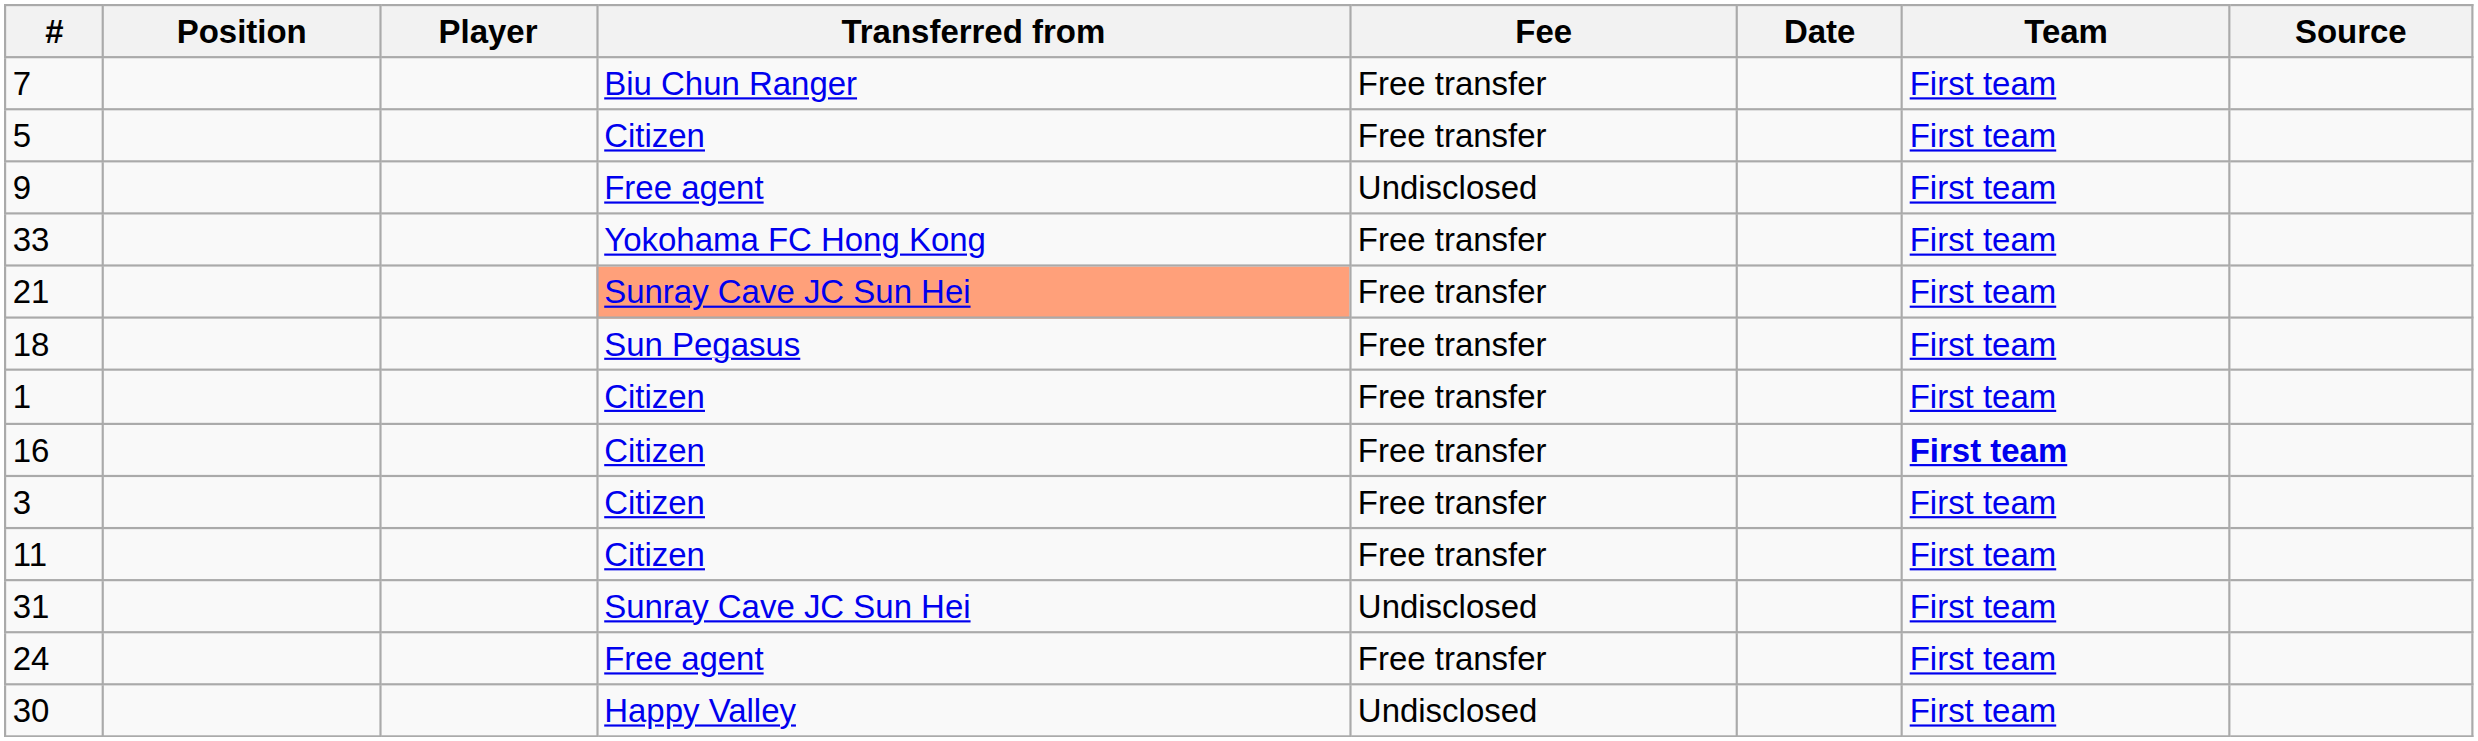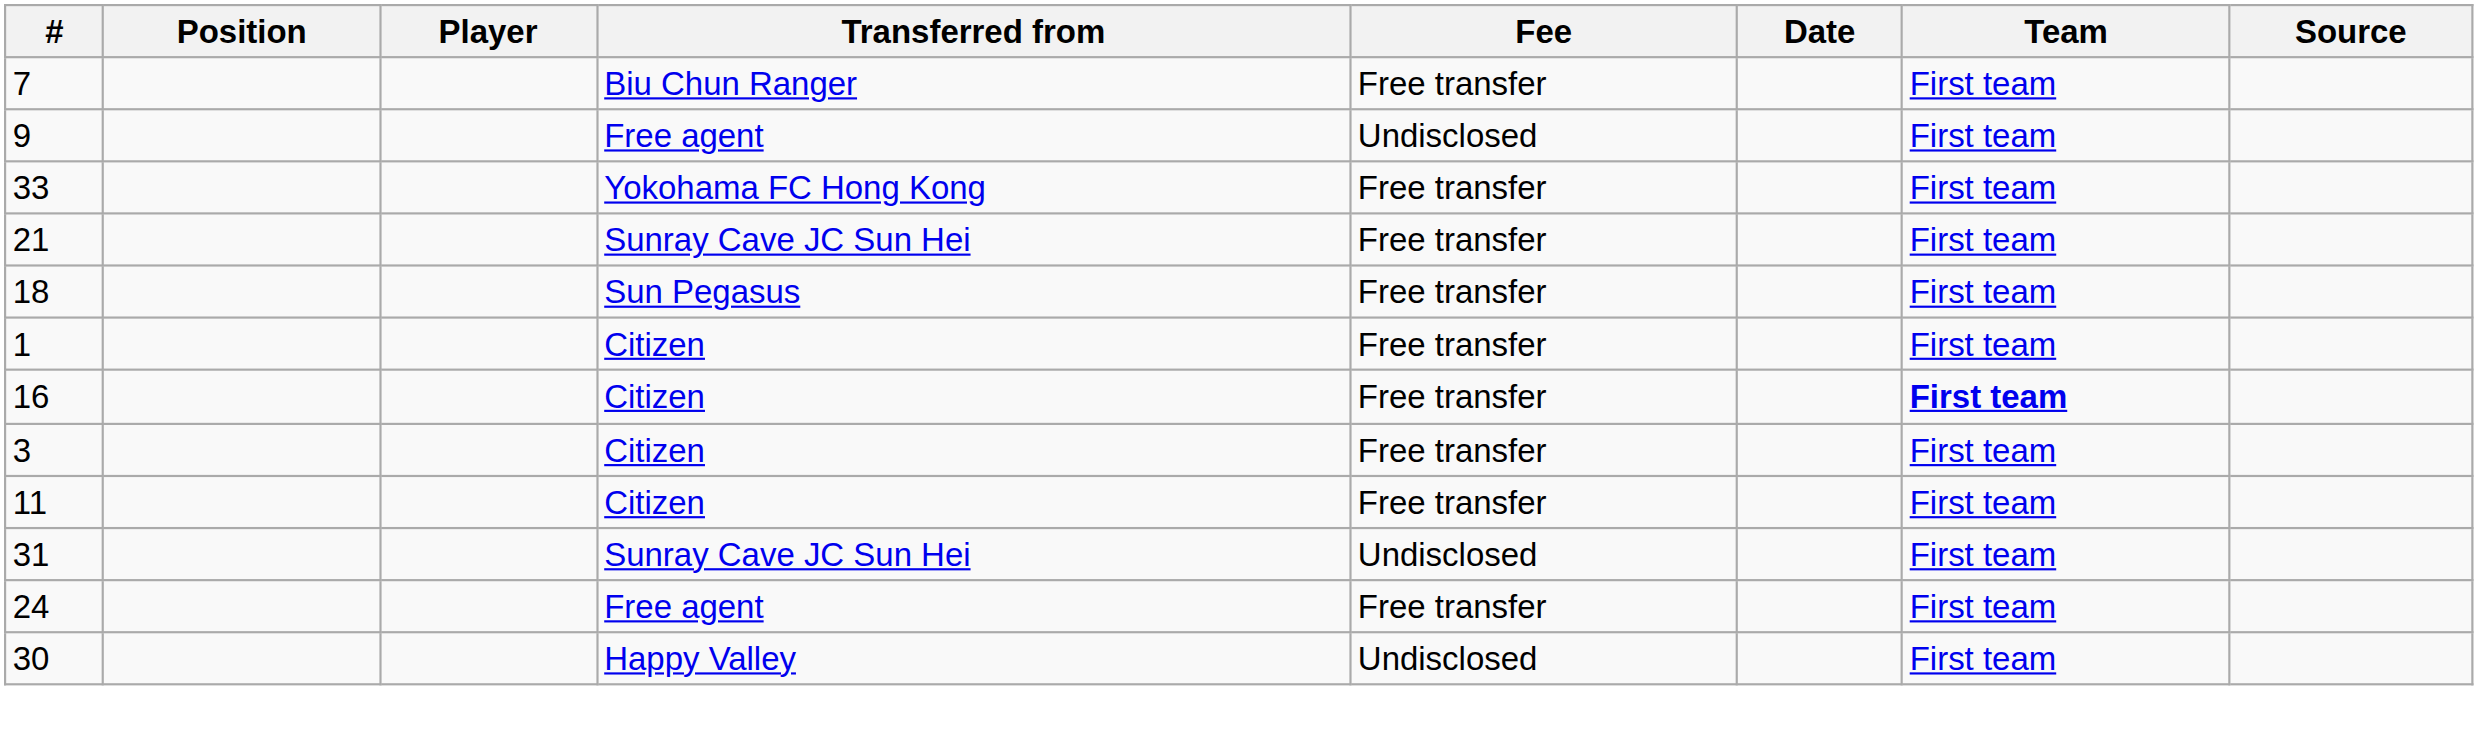- row: (22, 136)
(787, 292) lightsalmon background -> (787, 240) no background
